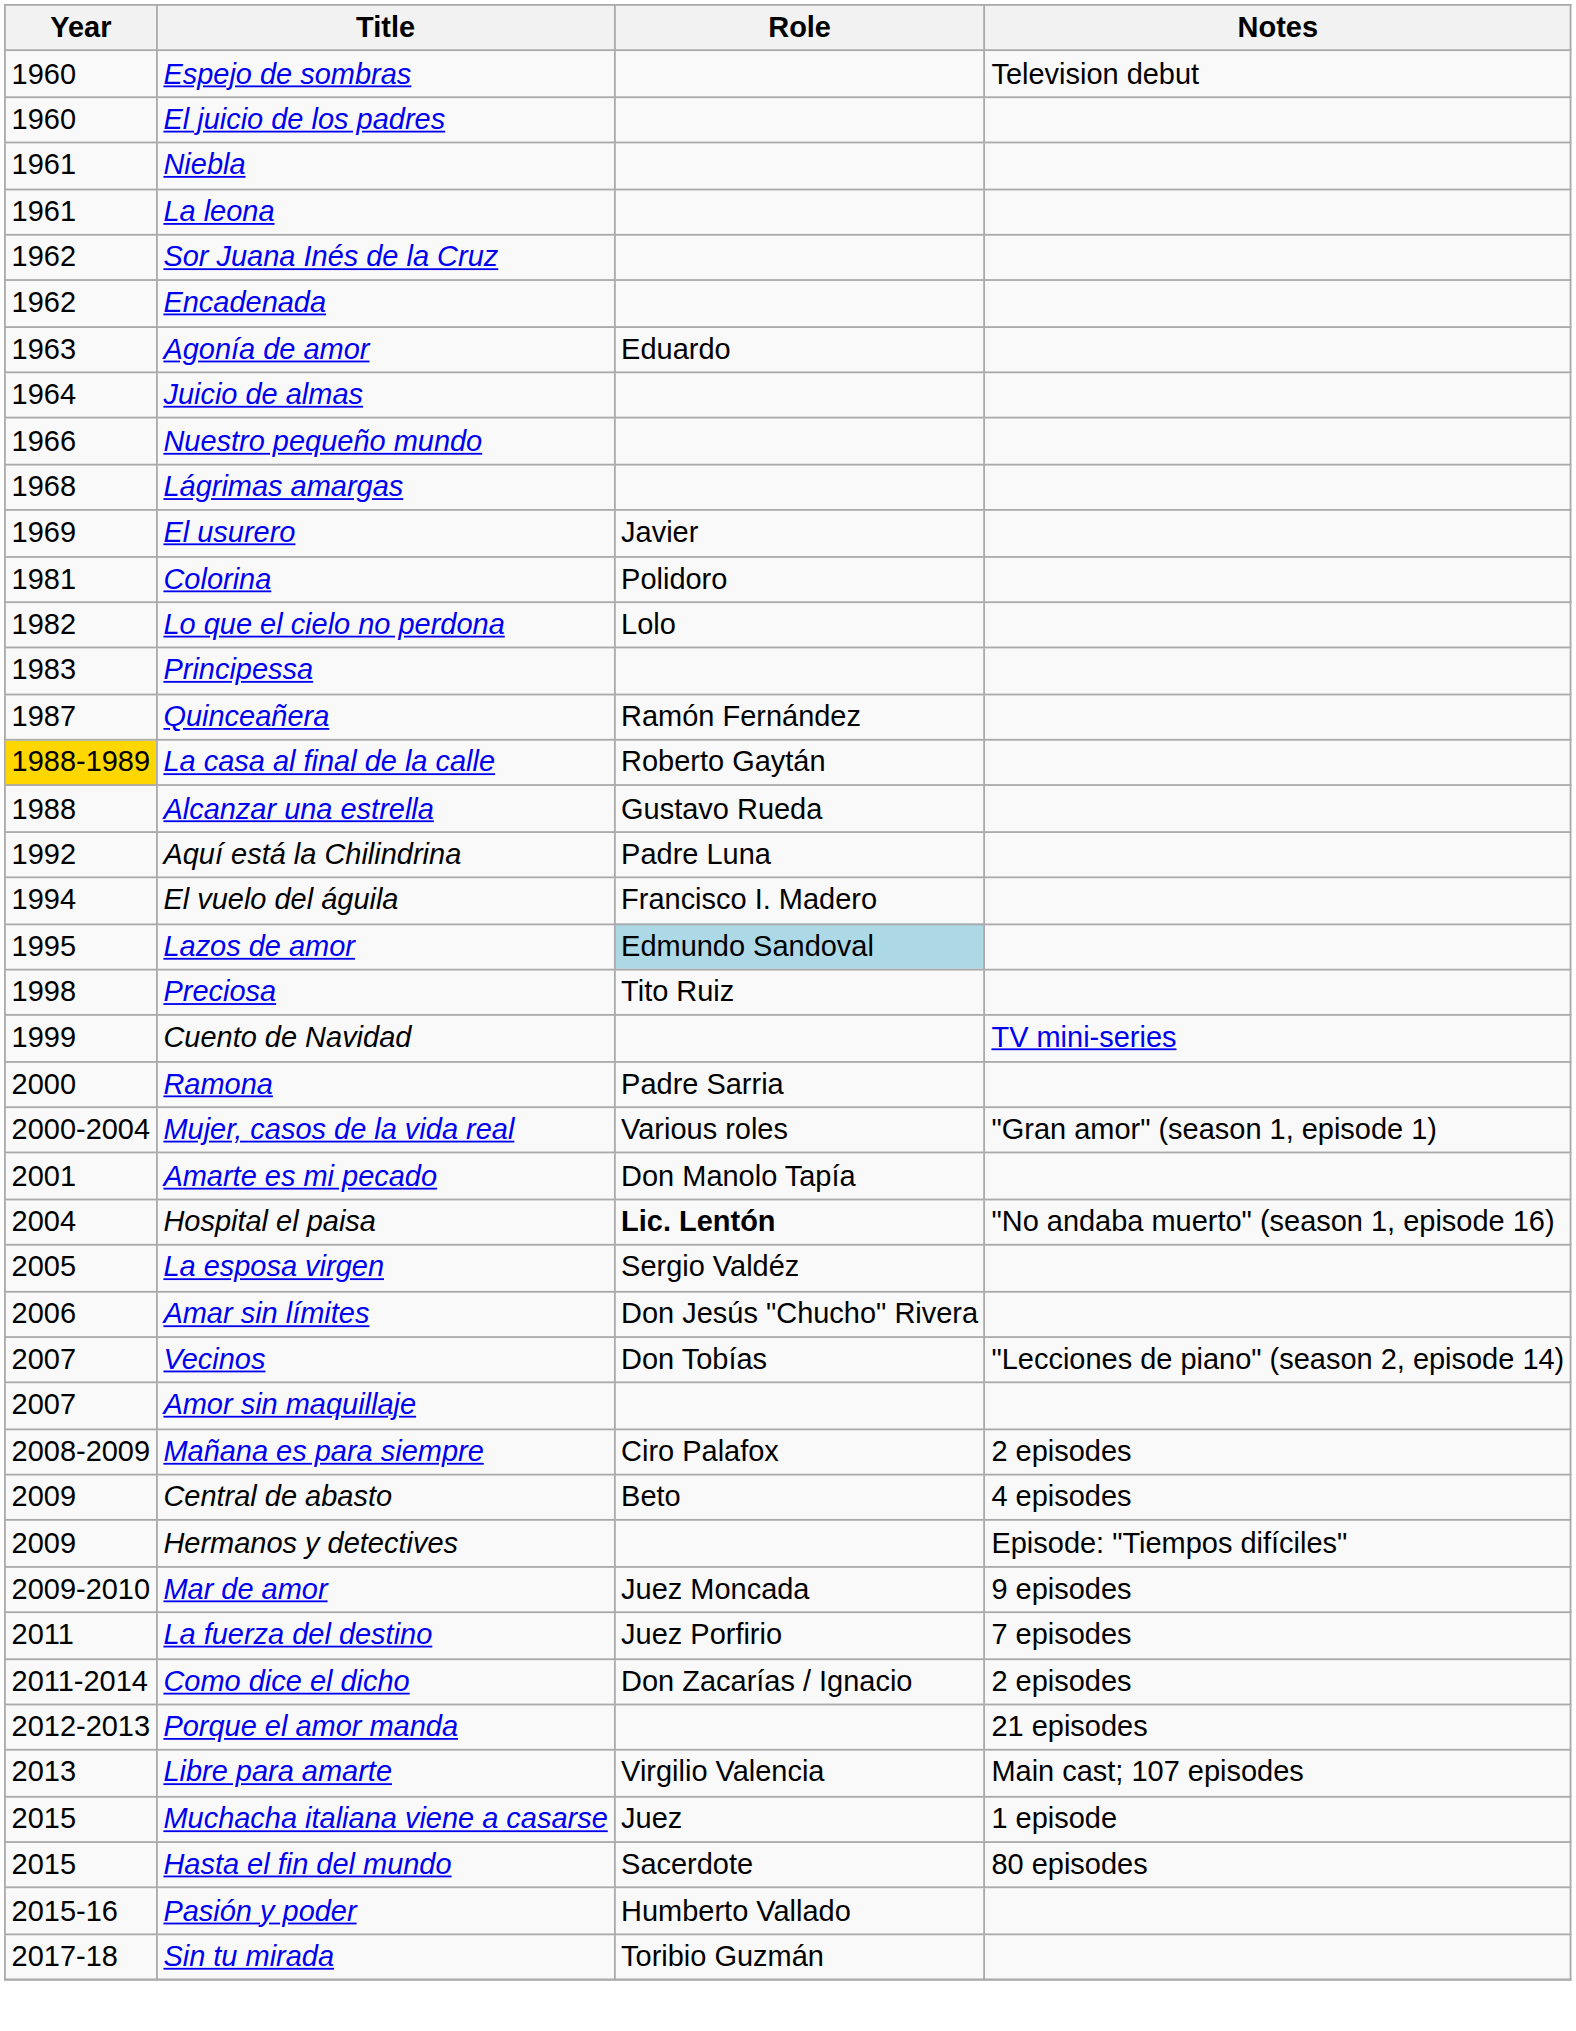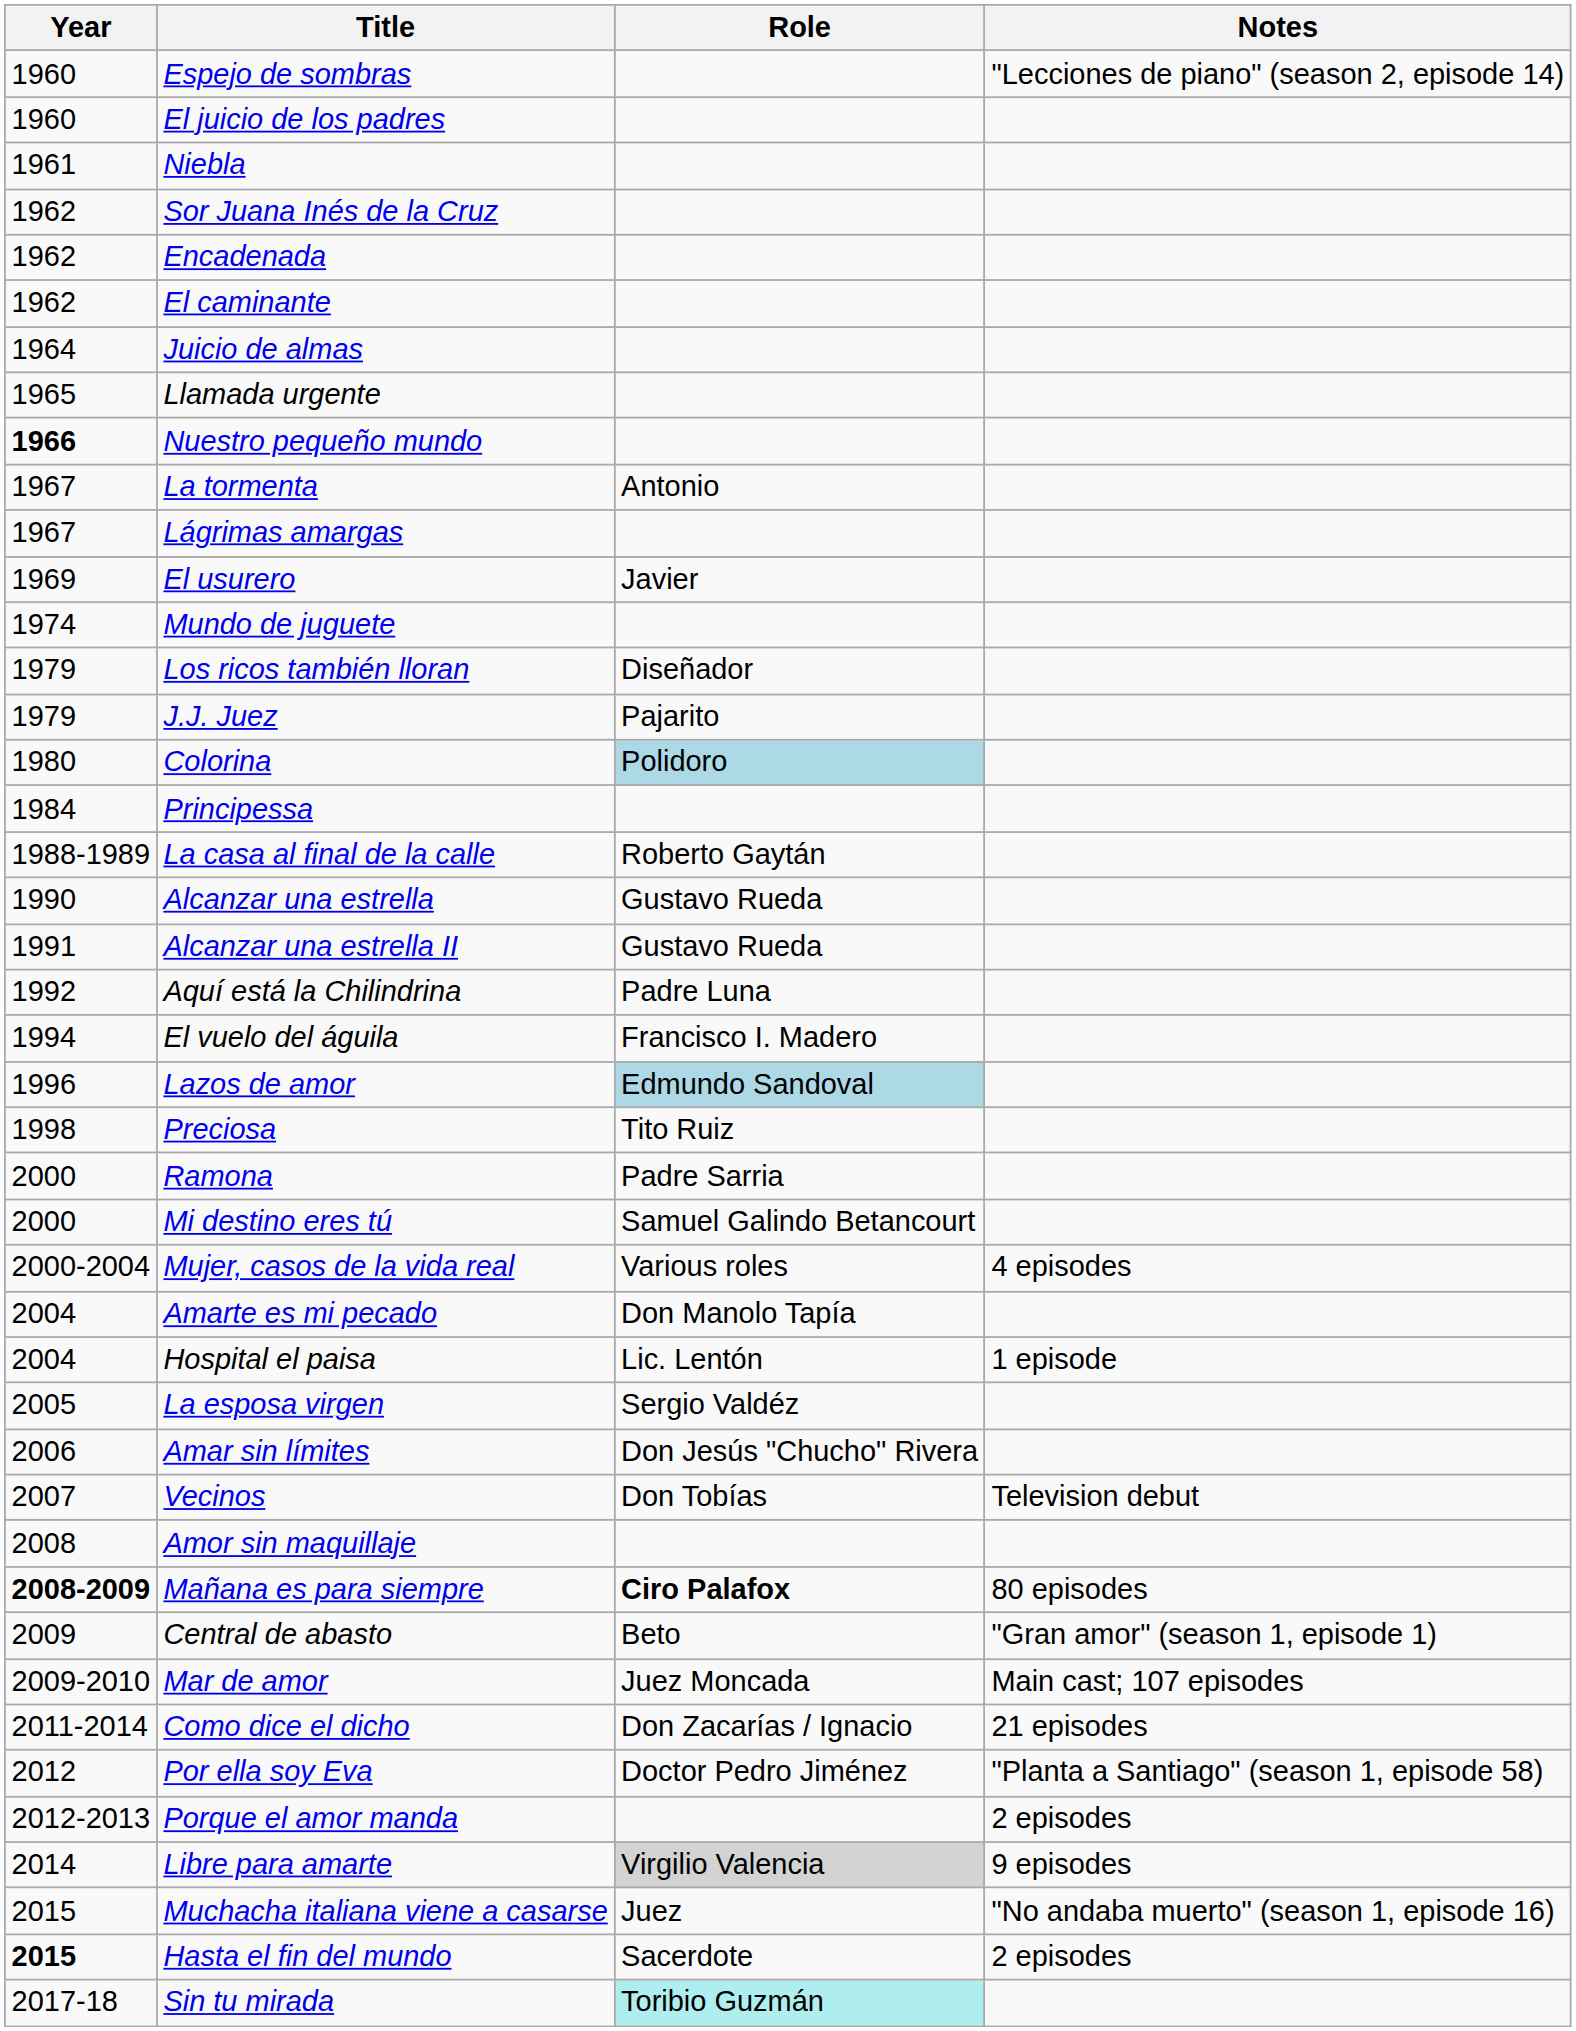(1095, 73) Television debut -> (1278, 73) "Lecciones de piano" (season 2, episode 14)
- row: (219, 211)
+ row: (247, 303)
- row: (266, 348)
+ row: (272, 394)
(44, 440) normal -> (44, 440) bold
+ row: (241, 486)
(44, 486) 1968 -> (44, 532) 1967
+ row: (279, 624)
+ row: (316, 670)
+ row: (221, 716)
(44, 578) 1981 -> (44, 762) 1980
(674, 578) no background -> (674, 762) lightblue background
- row: (334, 624)
(44, 670) 1983 -> (44, 808) 1984
- row: (246, 716)
(81, 762) gold background -> (81, 854) no background
(44, 808) 1988 -> (44, 900) 1990
+ row: (311, 946)
(44, 946) 1995 -> (44, 1083) 1996
- row: (287, 1037)
+ row: (278, 1221)
(1214, 1129) "Gran amor" (season 1, episode 1) -> (1061, 1267) 4 episodes
(44, 1175) 2001 -> (44, 1313) 2004
(698, 1221) bold -> (692, 1359) normal
(1273, 1221) "No andaba muerto" (season 1, episode 16) -> (1054, 1359) 1 episode
(1278, 1359) "Lecciones de piano" (season 2, episode 14) -> (1095, 1497) Television debut
(44, 1405) 2007 -> (44, 1543) 2008
(81, 1451) normal -> (81, 1589) bold
(700, 1451) normal -> (706, 1589) bold
(1061, 1451) 2 episodes -> (1070, 1589) 80 episodes
(1061, 1497) 4 episodes -> (1214, 1634) "Gran amor" (season 1, episode 1)
- row: (311, 1543)
(1061, 1589) 9 episodes -> (1148, 1680) Main cast; 107 episodes
- row: (298, 1634)
(1061, 1680) 2 episodes -> (1070, 1726) 21 episodes
+ row: (268, 1772)
(1070, 1726) 21 episodes -> (1061, 1818) 2 episodes
(44, 1772) 2013 -> (44, 1864) 2014
(723, 1772) no background -> (723, 1864) lightgrey background
(1148, 1772) Main cast; 107 episodes -> (1061, 1864) 9 episodes
(1054, 1818) 1 episode -> (1273, 1910) "No andaba muerto" (season 1, episode 16)
(44, 1864) normal -> (44, 1956) bold
(1070, 1864) 80 episodes -> (1061, 1956) 2 episodes
- row: (260, 1910)
(722, 1956) no background -> (722, 2002) paleturquoise background
